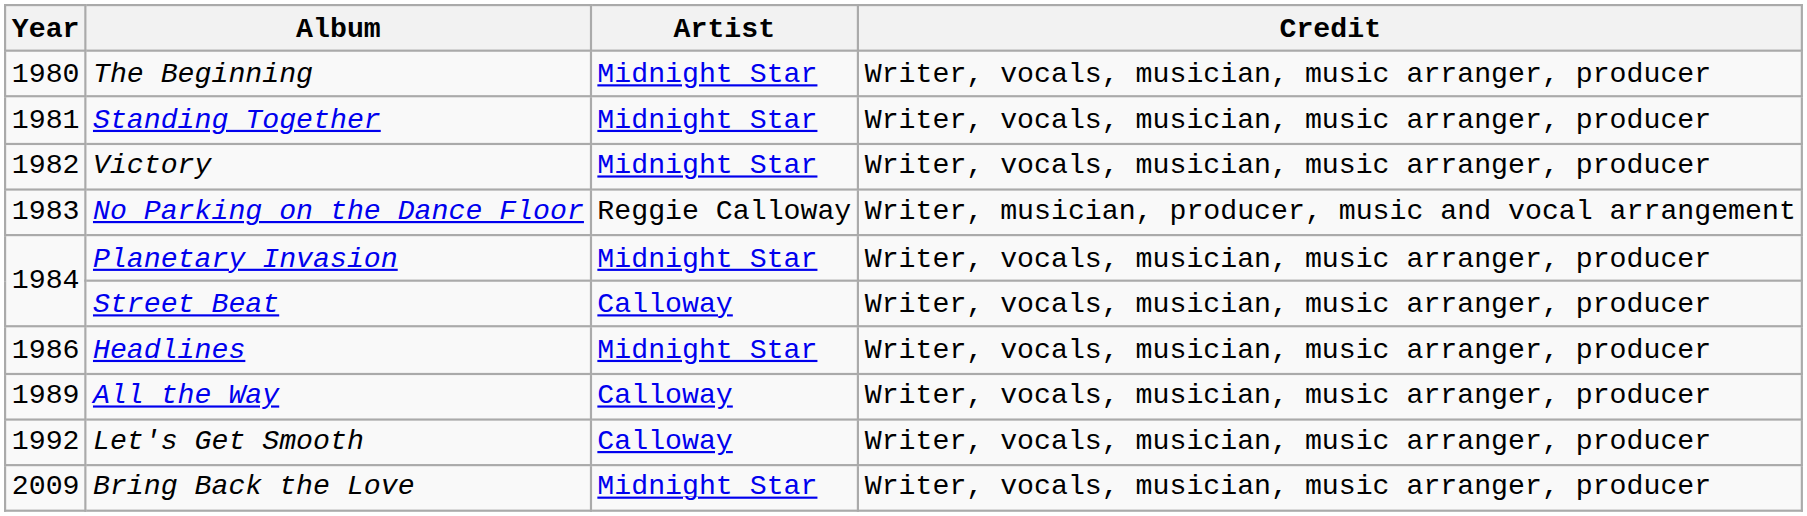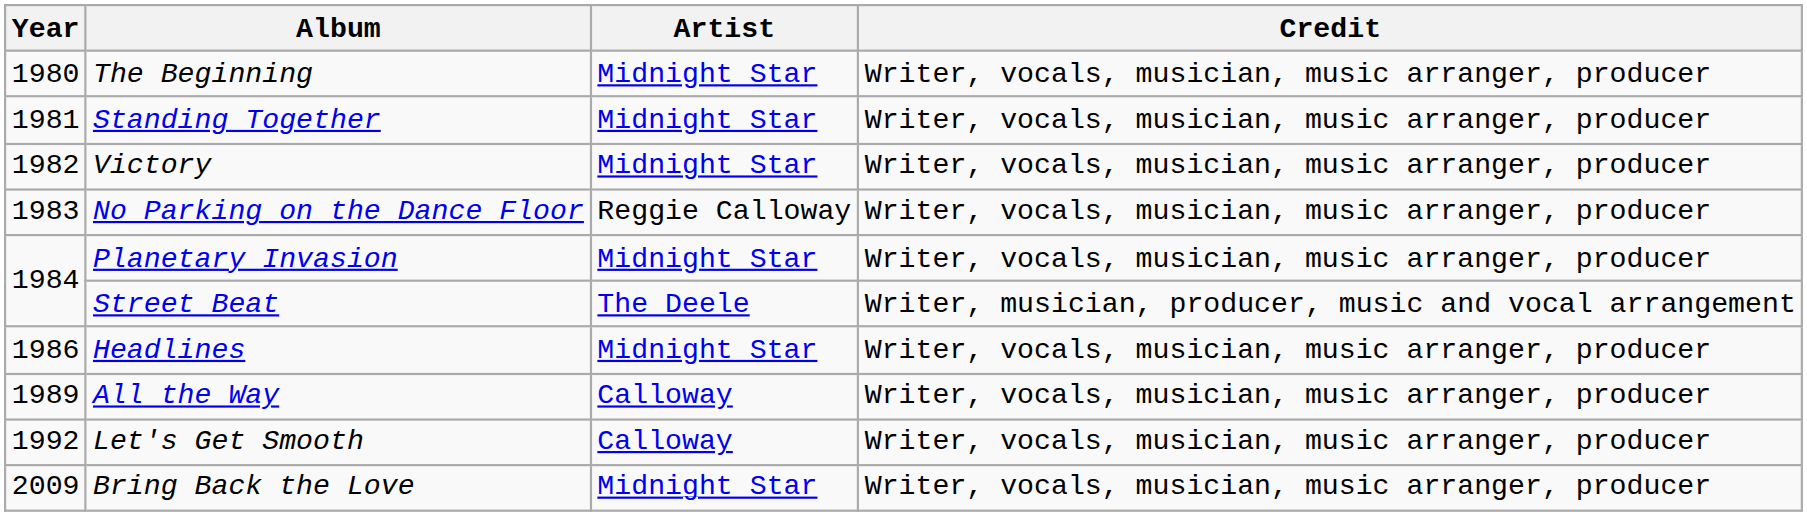(1330, 212) Writer, musician, producer, music and vocal arrangement -> (1288, 212) Writer, vocals, musician, music arranger, producer
(665, 304) Calloway -> (674, 304) The Deele
(1288, 304) Writer, vocals, musician, music arranger, producer -> (1330, 304) Writer, musician, producer, music and vocal arrangement
